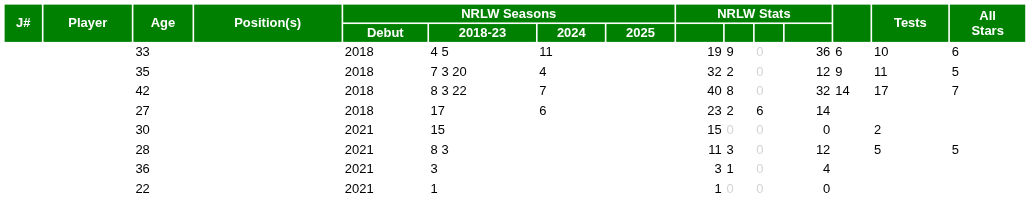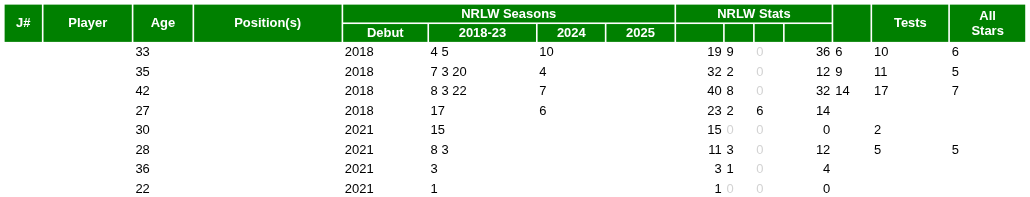(546, 52) 11 -> (546, 52) 10
